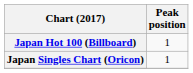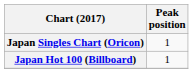rows swapped: (75, 59) <-> (75, 42)
